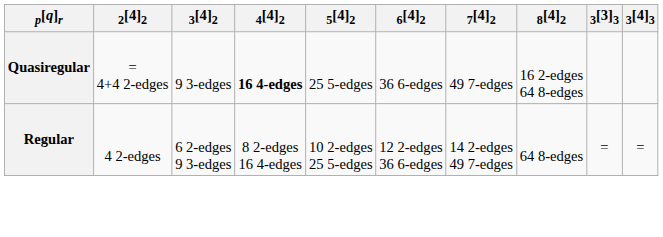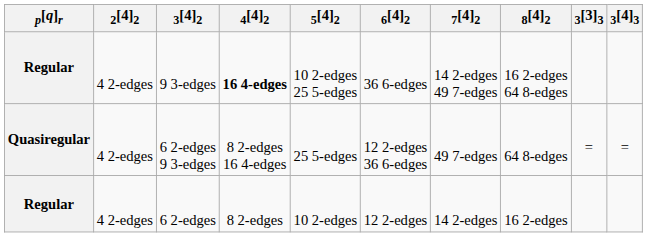(49, 67) Quasiregular -> (49, 67) Regular
(133, 75) = 4+4 2-edges -> (125, 83) 4 2-edges
(341, 83) 25 5-edges -> (325, 83) 10 2-edges 25 5-edges
(481, 83) 49 7-edges -> (466, 83) 14 2-edges 49 7-edges
(49, 139) Regular -> (49, 139) Quasiregular
(341, 156) 10 2-edges 25 5-edges -> (325, 156) 25 5-edges
(481, 156) 14 2-edges 49 7-edges -> (466, 156) 49 7-edges
+ row: (188, 220)
